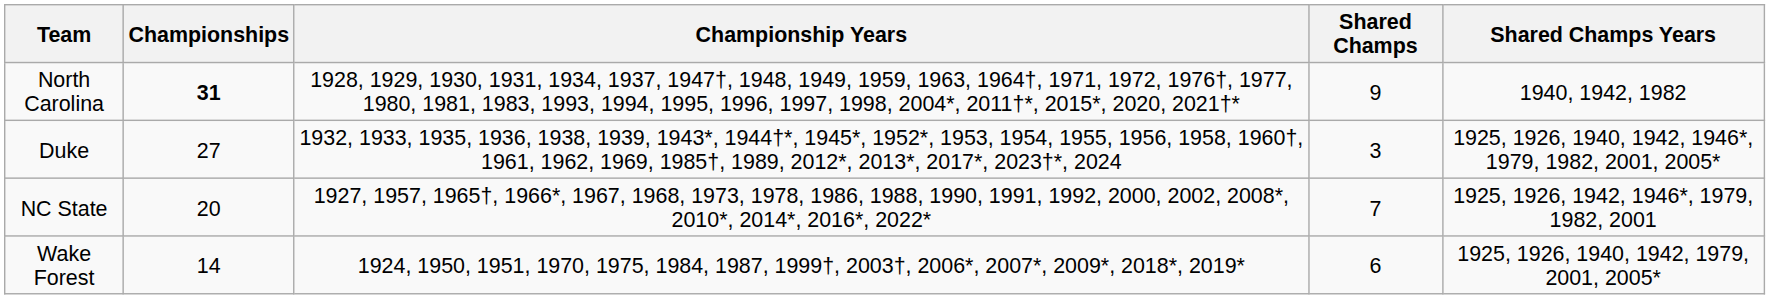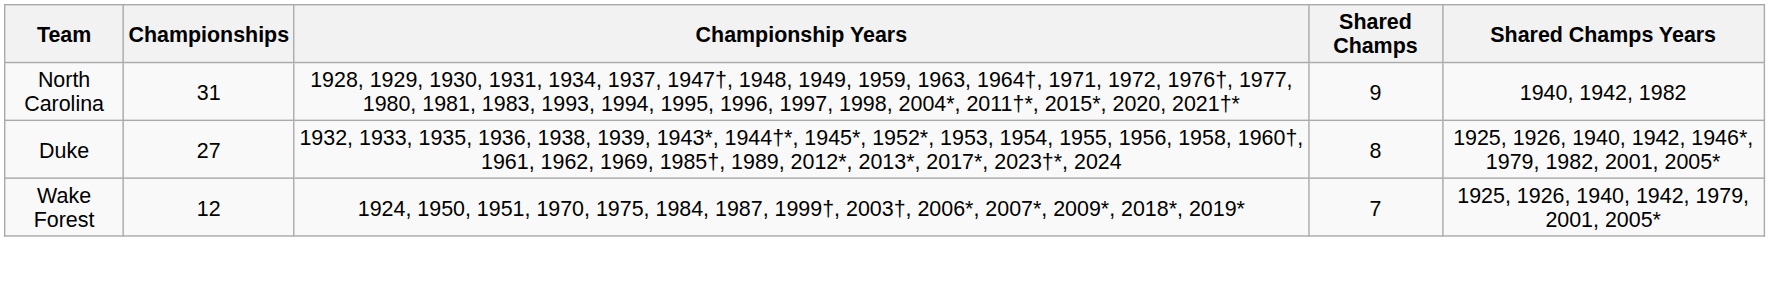(209, 92) bold -> (209, 92) normal
(1375, 150) 3 -> (1375, 150) 8
- row: (64, 208)
(209, 265) 14 -> (209, 208) 12
(1375, 265) 6 -> (1375, 208) 7
